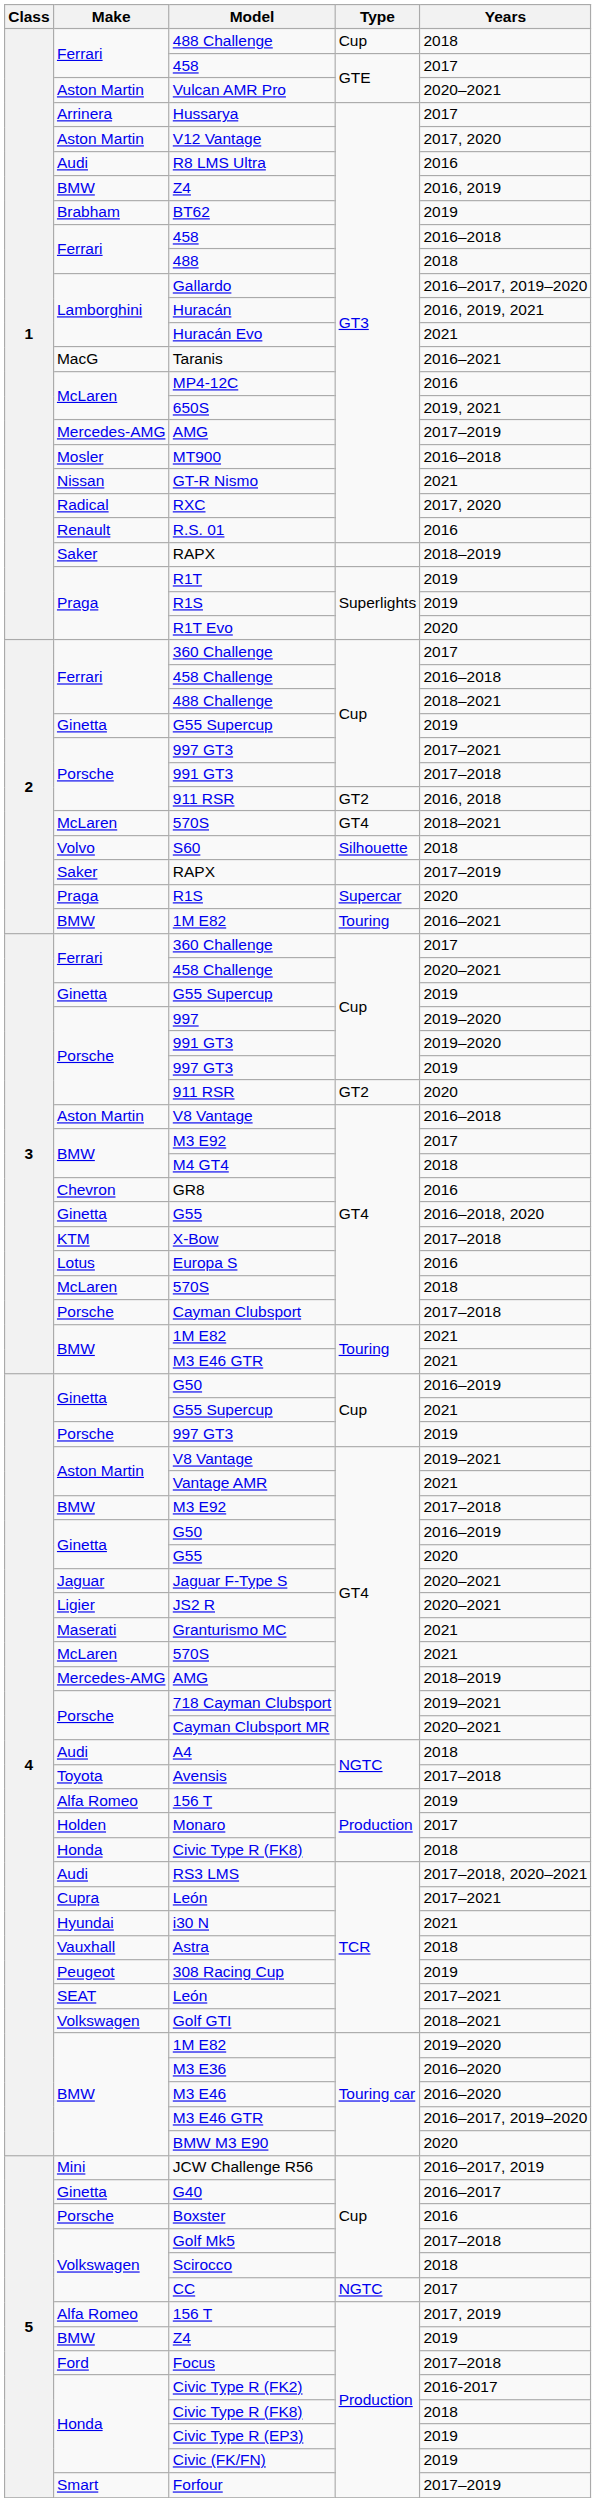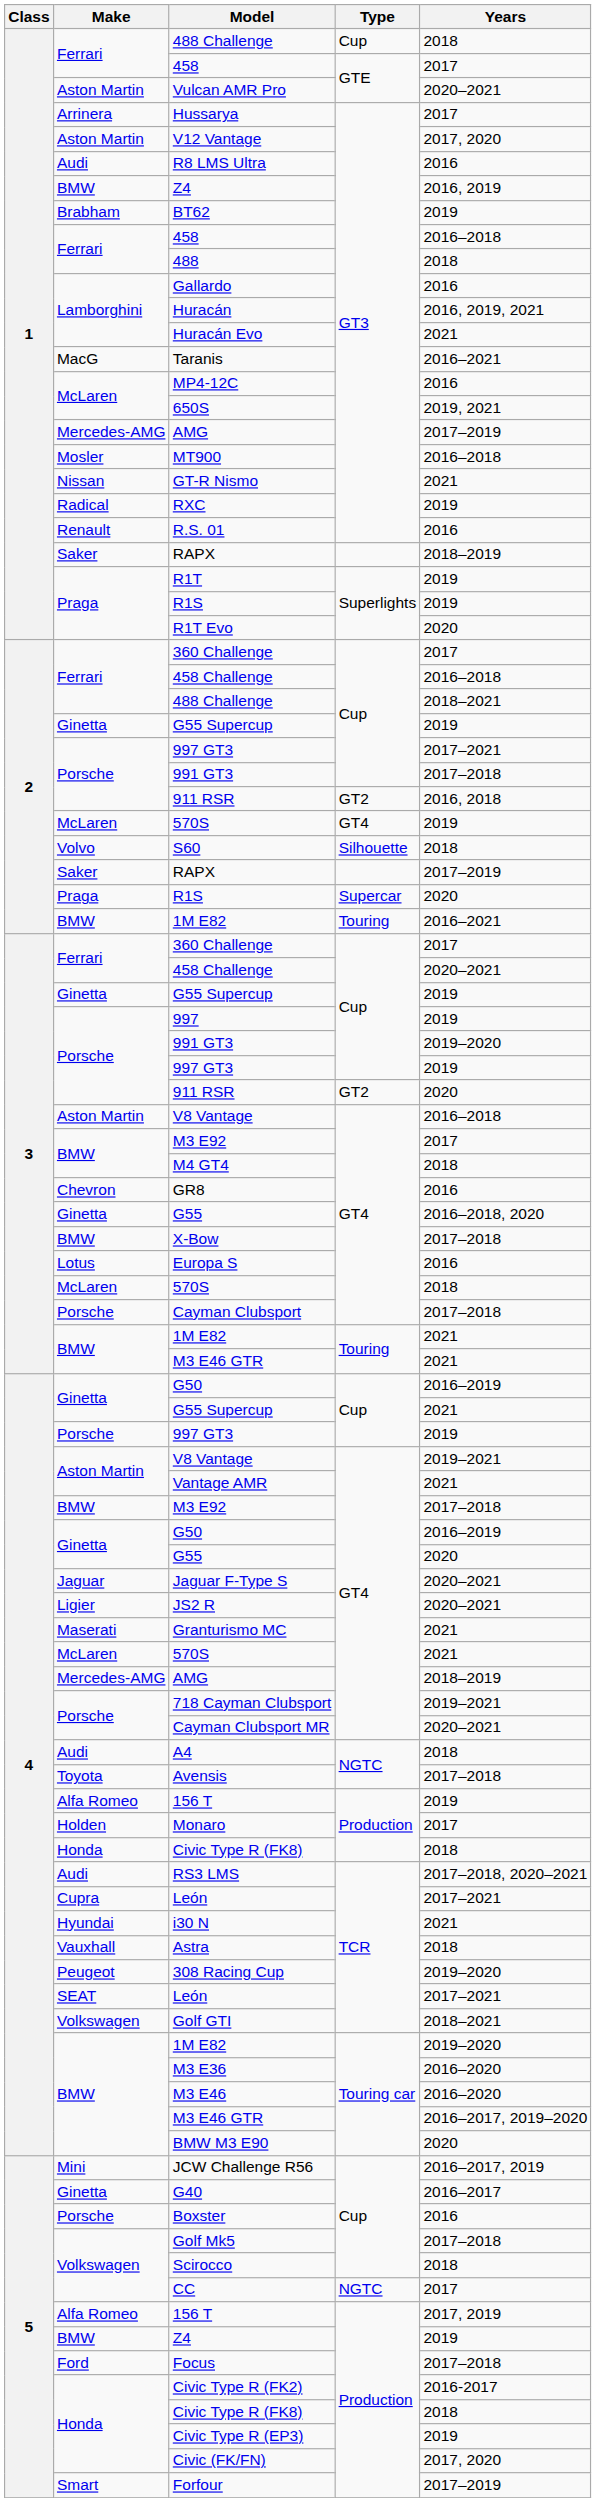(505, 285) 2016–2017, 2019–2020 -> (441, 285) 2016
(462, 505) 2017, 2020 -> (441, 505) 2019
(462, 823) 2018–2021 -> (441, 823) 2019
(462, 1018) 2019–2020 -> (441, 1018) 2019
(73, 1238) KTM -> (76, 1238) BMW
(441, 1971) 2019 -> (462, 1971) 2019–2020
(441, 2460) 2019 -> (462, 2460) 2017, 2020
